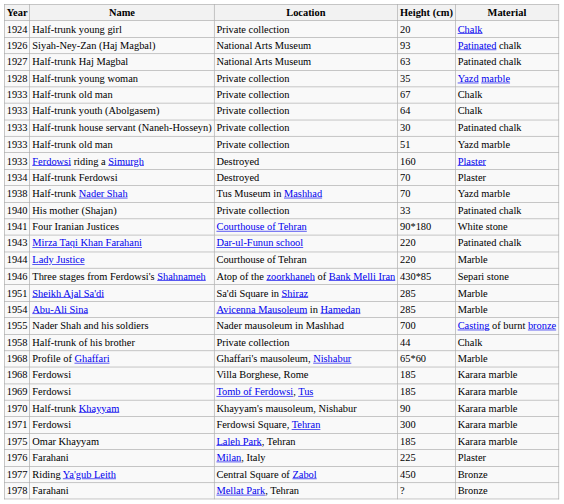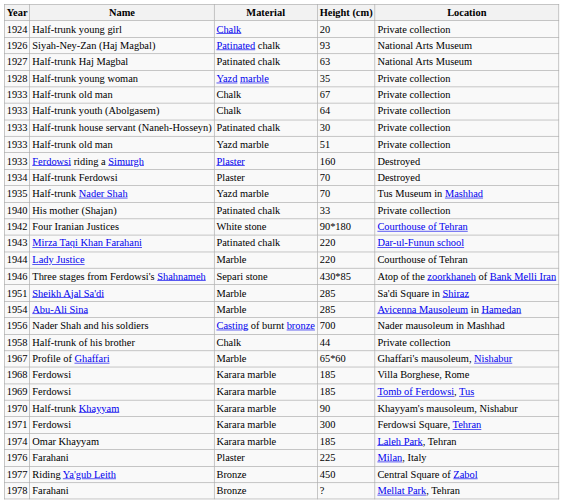columns swapped: (507, 12) <-> (306, 12)
(17, 194) 1938 -> (17, 194) 1935
(17, 227) 1941 -> (17, 227) 1942
(17, 326) 1955 -> (17, 326) 1956
(17, 359) 1968 -> (17, 359) 1967
(17, 441) 1975 -> (17, 441) 1974
